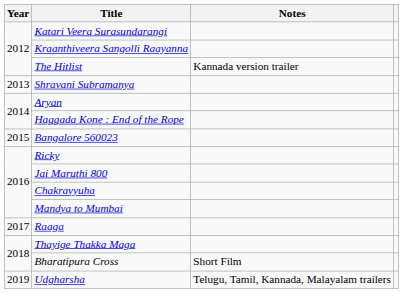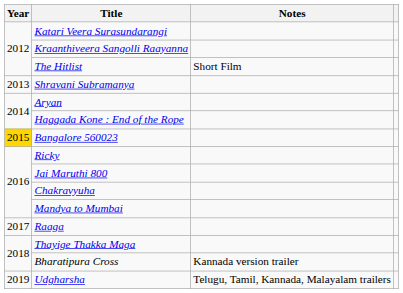(246, 66) Kannada version trailer -> (217, 66) Short Film
(18, 137) no background -> (18, 137) gold background
(217, 262) Short Film -> (246, 262) Kannada version trailer
